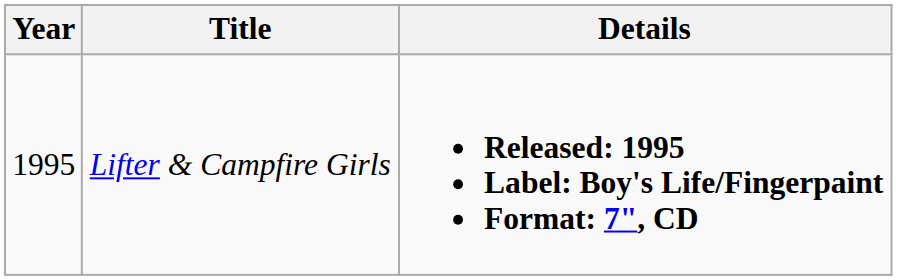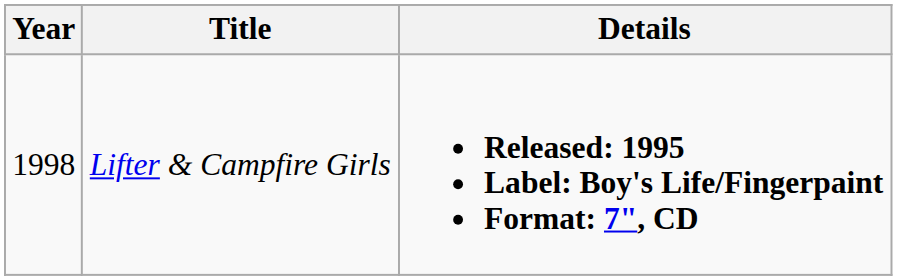(44, 164) 1995 -> (44, 164) 1998
